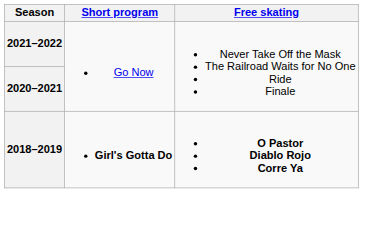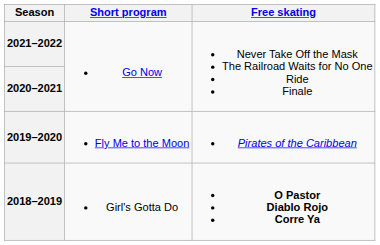+ row: (35, 137)
(120, 156) bold -> (128, 208) normal
